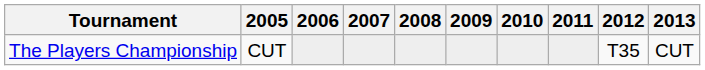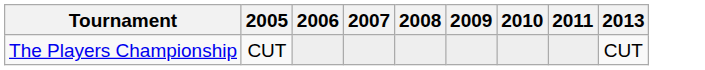- column: (623, 20)
